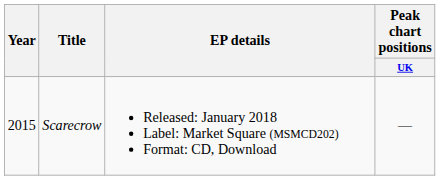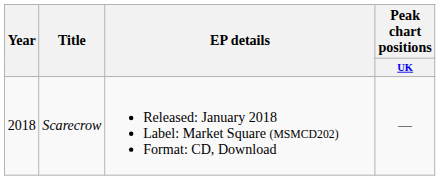(22, 125) 2015 -> (22, 125) 2018
